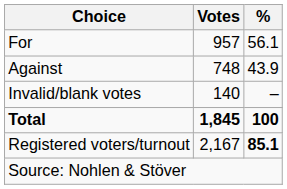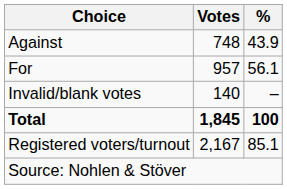rows swapped: (20, 42) <-> (35, 68)
(263, 145) bold -> (263, 145) normal
